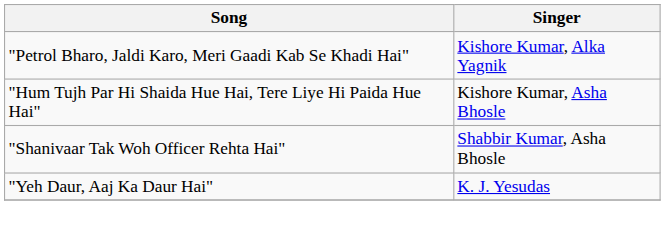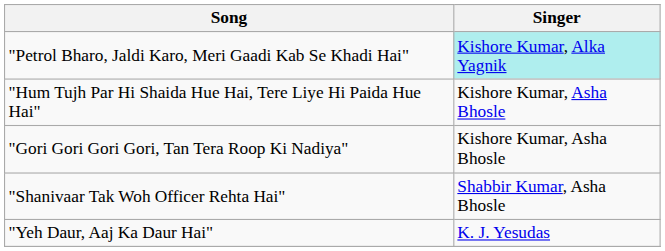(531, 55) no background -> (531, 55) paleturquoise background
+ row: (178, 149)
